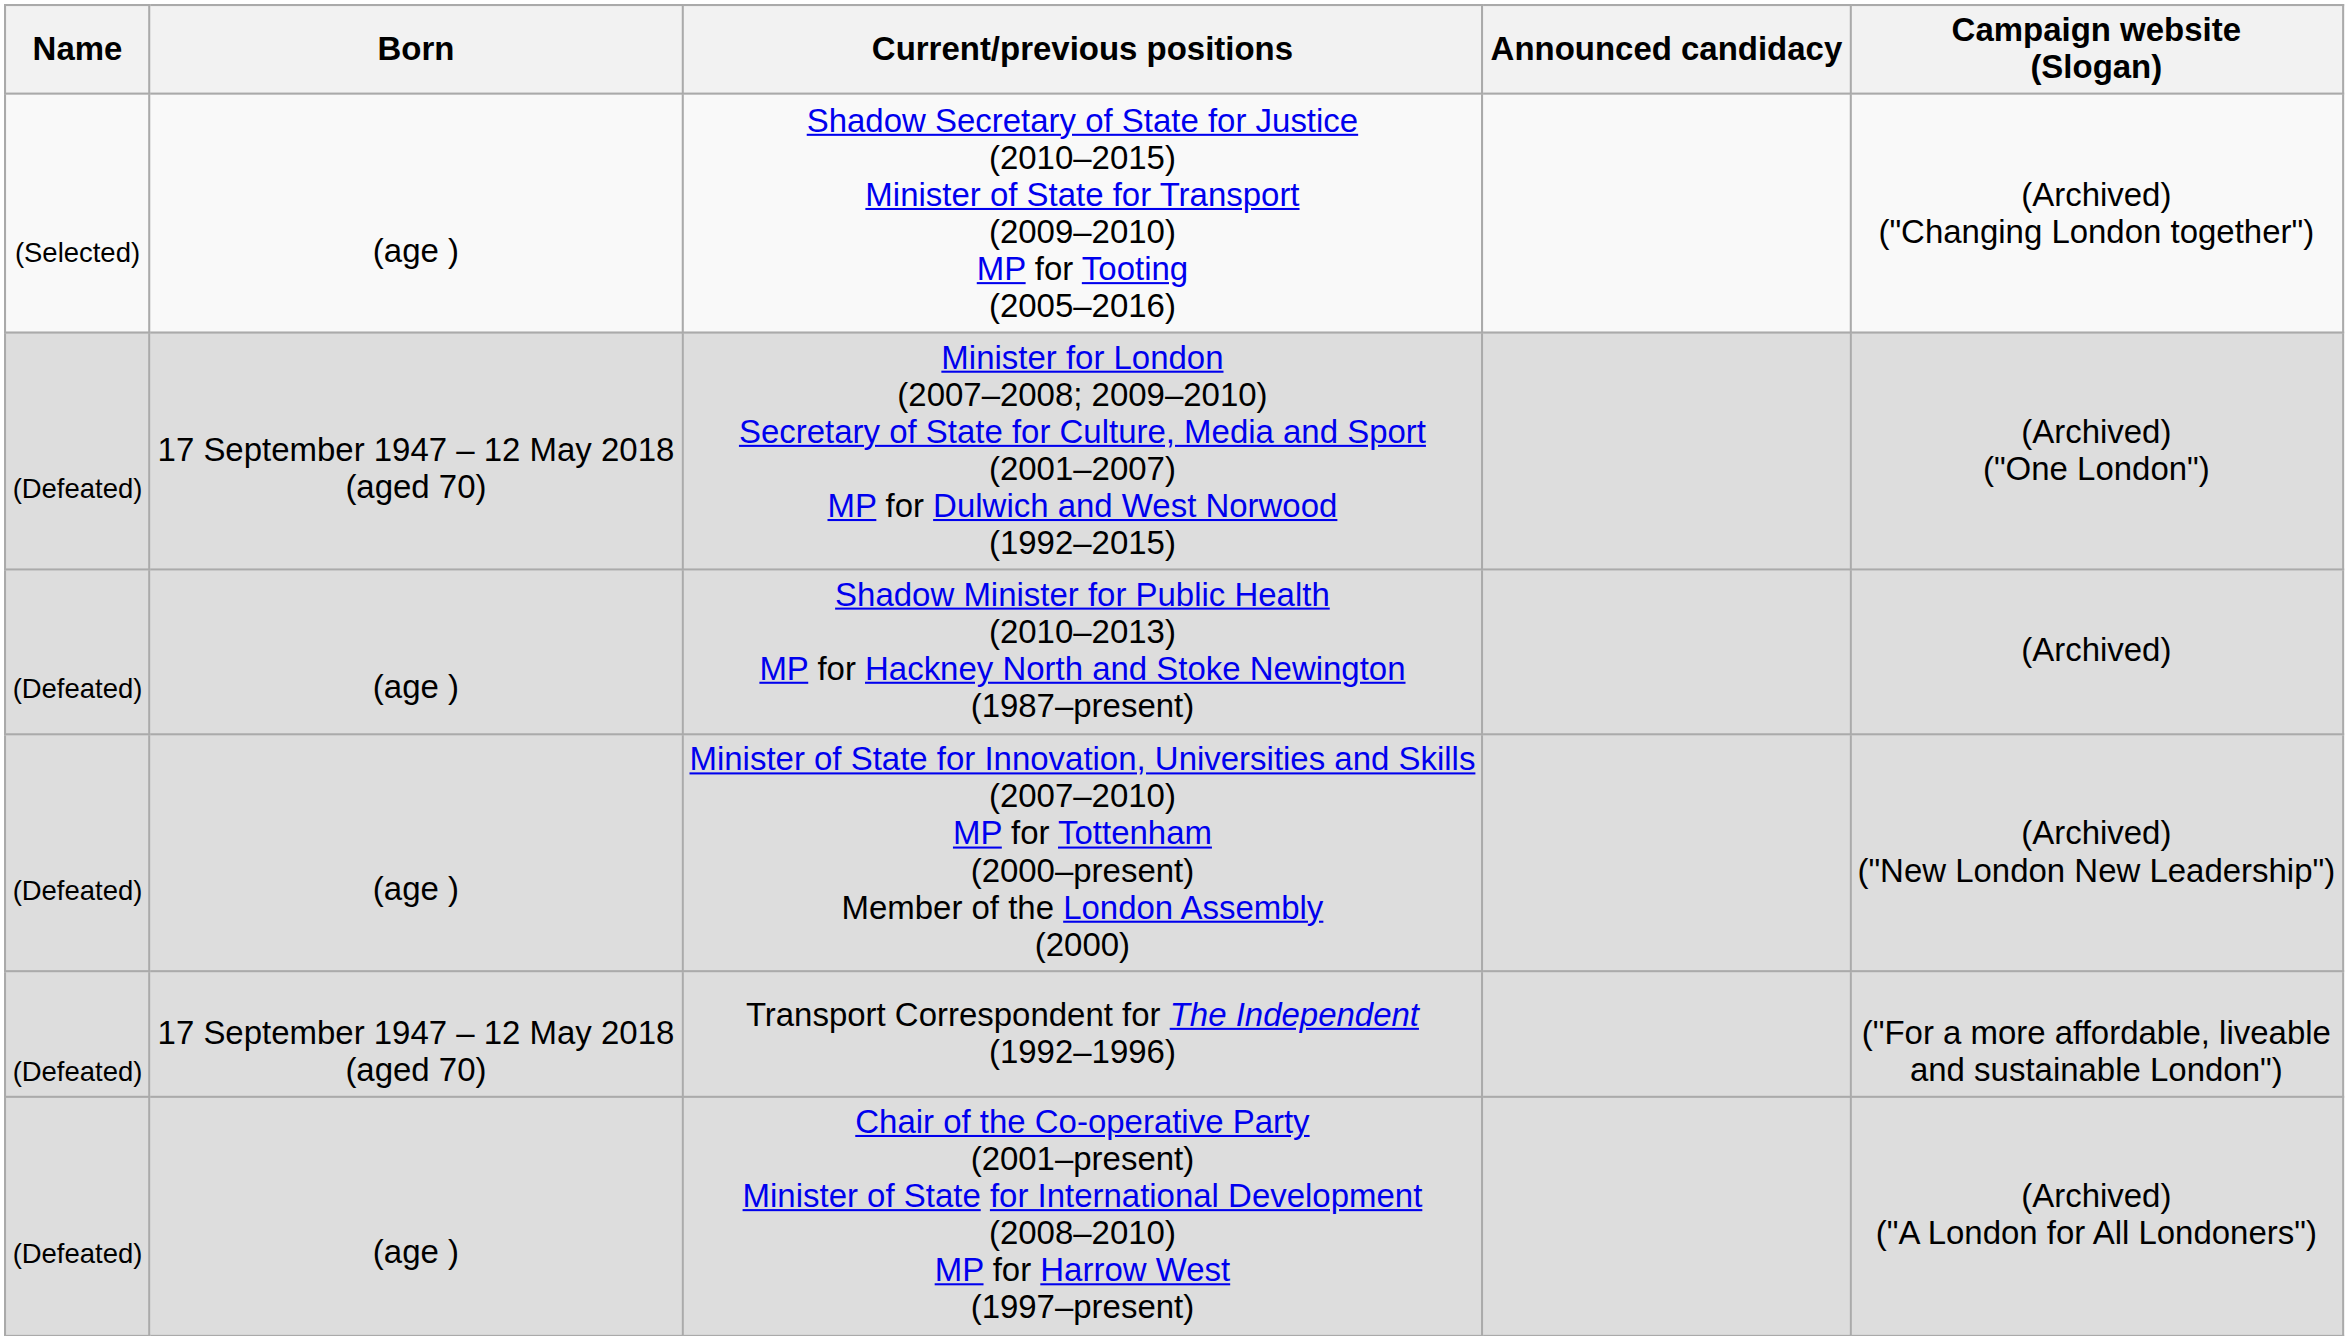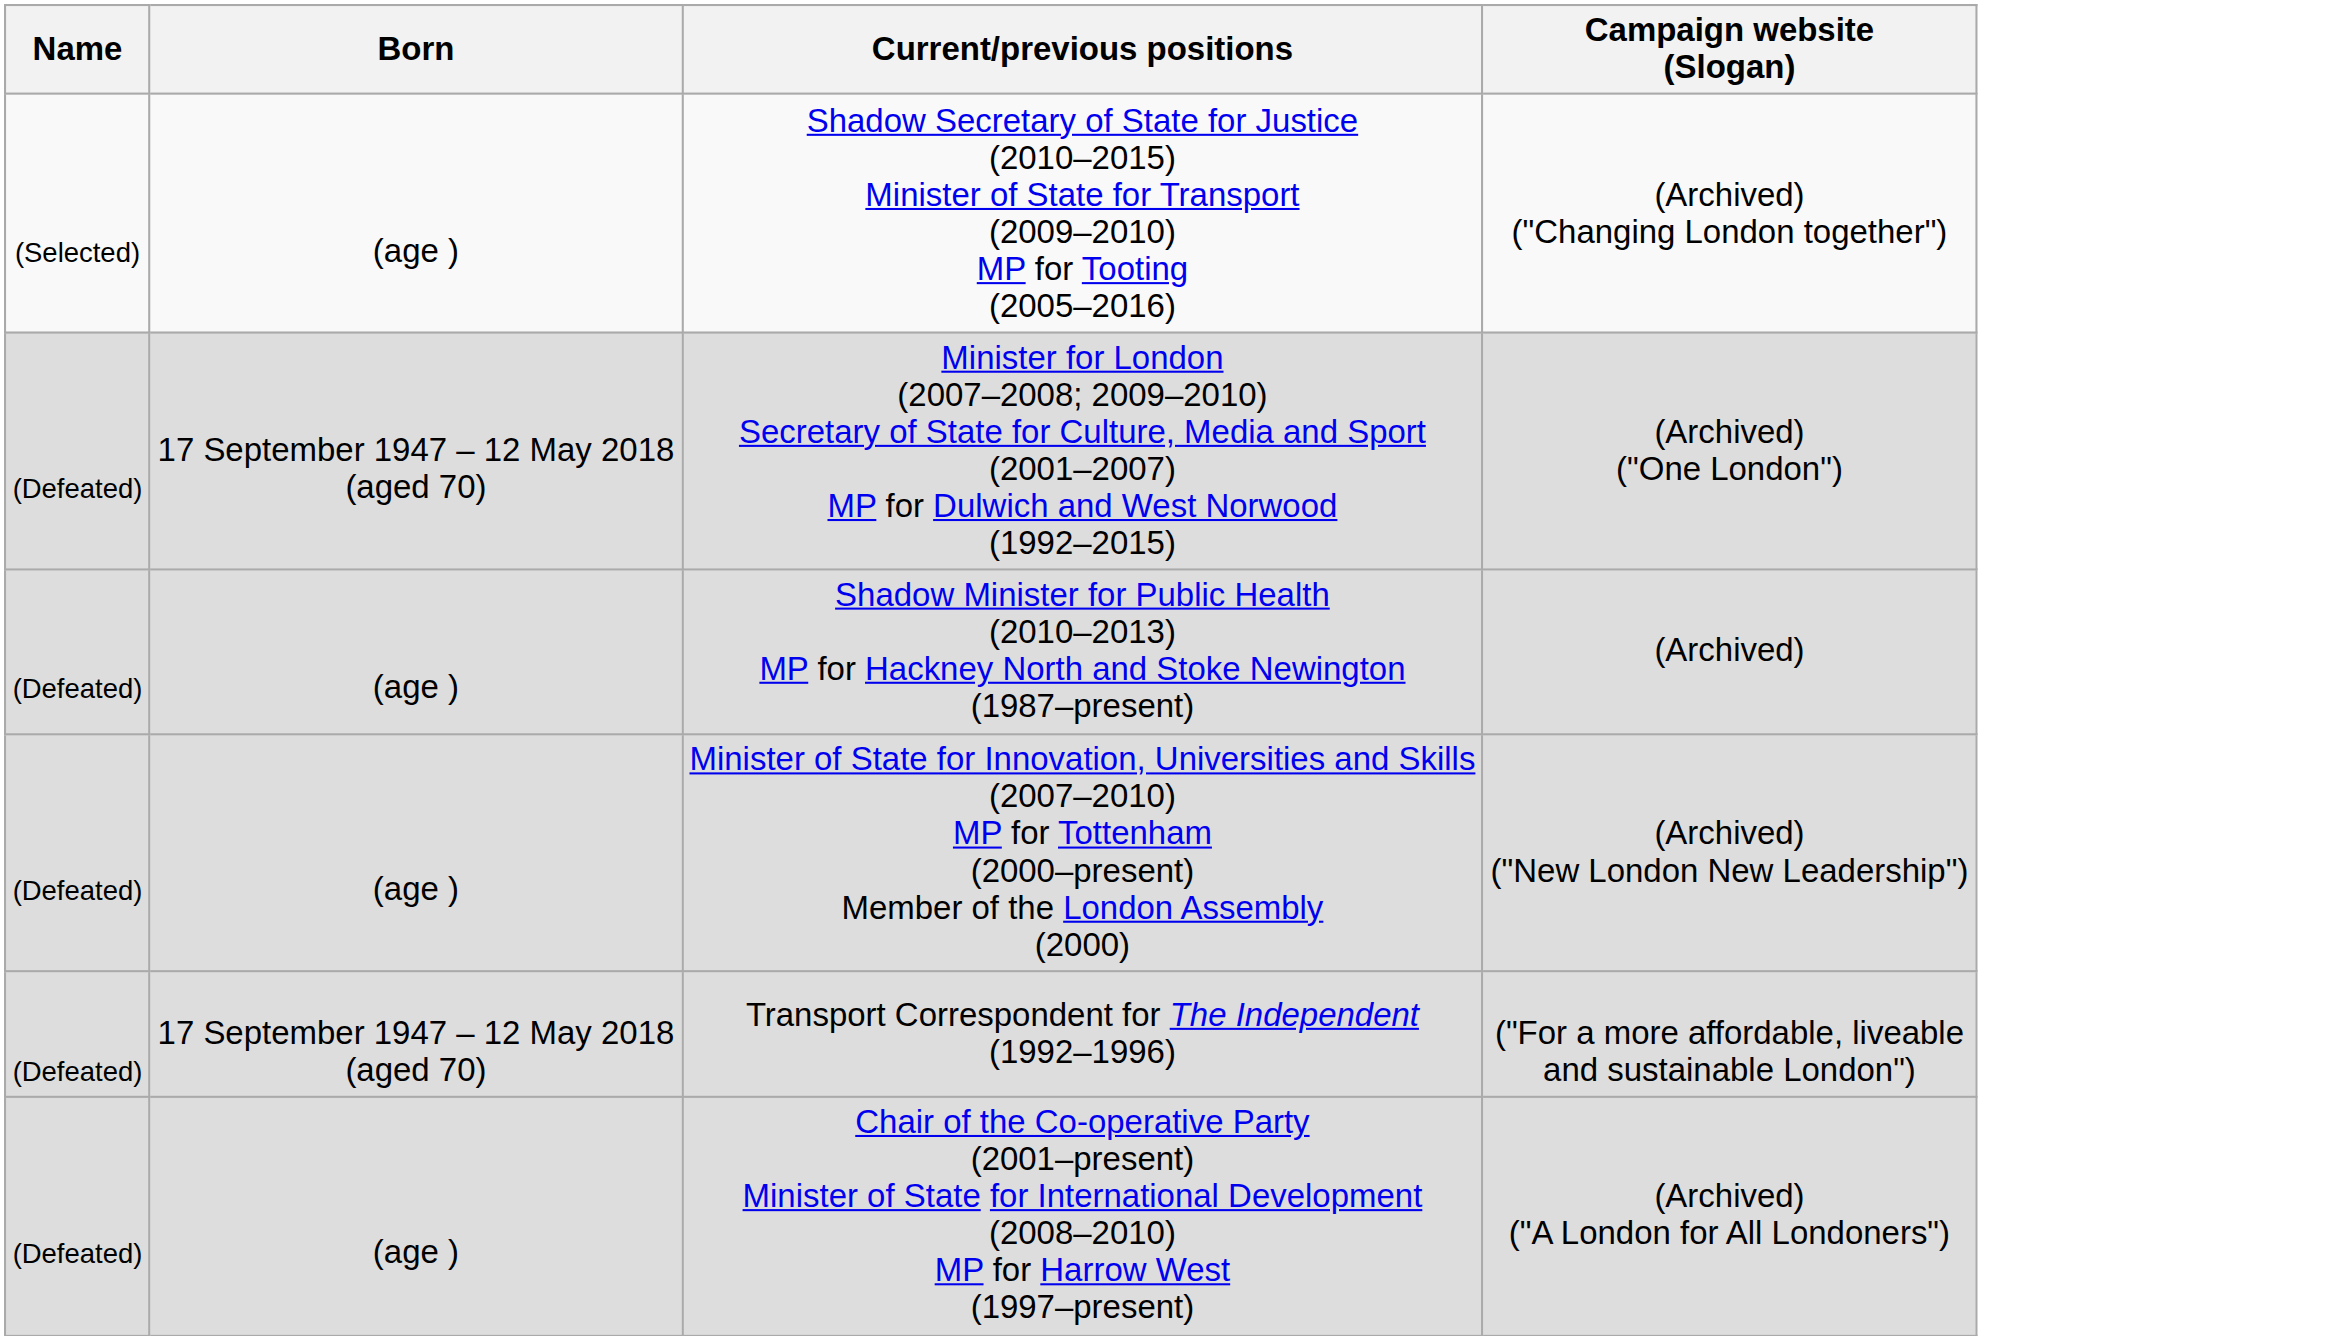- column: (1666, 49)
